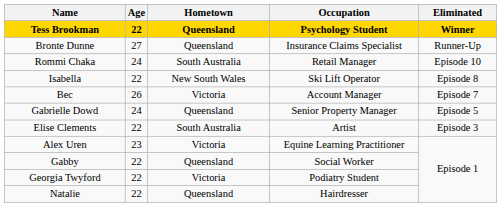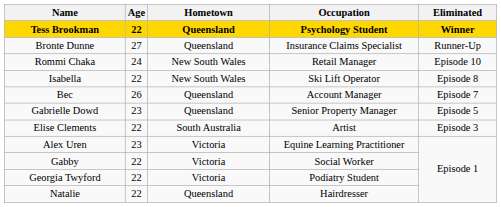(209, 62) South Australia -> (209, 62) New South Wales
(209, 95) Victoria -> (209, 95) Queensland
(137, 111) 24 -> (137, 111) 23
(209, 161) Queensland -> (209, 161) Victoria
